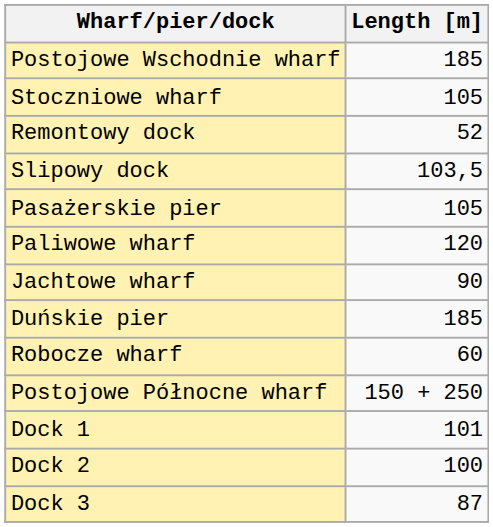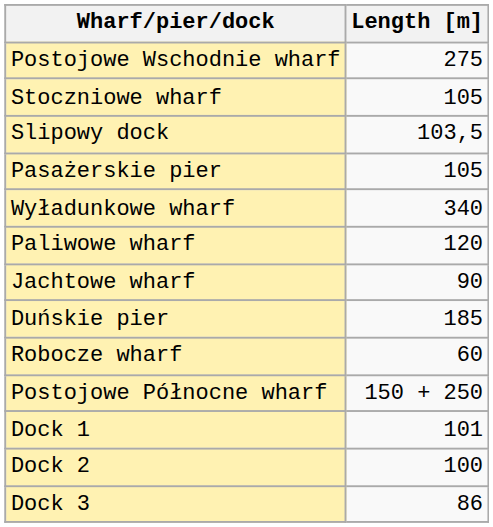(463, 60) 185 -> (463, 60) 275
- row: (103, 134)
+ row: (123, 208)
(470, 504) 87 -> (470, 504) 86
